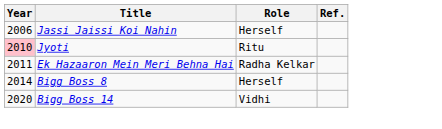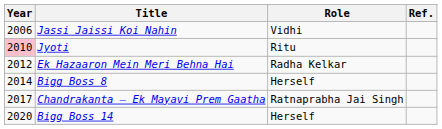(261, 30) Herself -> (286, 30) Vidhi
(20, 64) 2011 -> (20, 64) 2012
+ row: (151, 99)
(255, 99) Vidhi -> (293, 116) Herself
